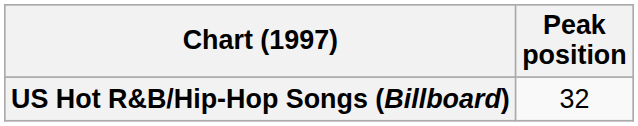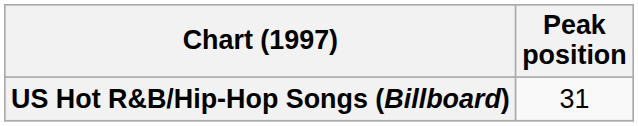(574, 98) 32 -> (574, 98) 31
